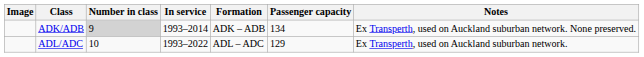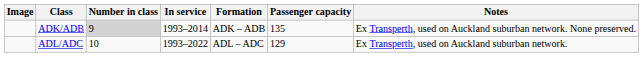(277, 28) 134 -> (277, 28) 135
